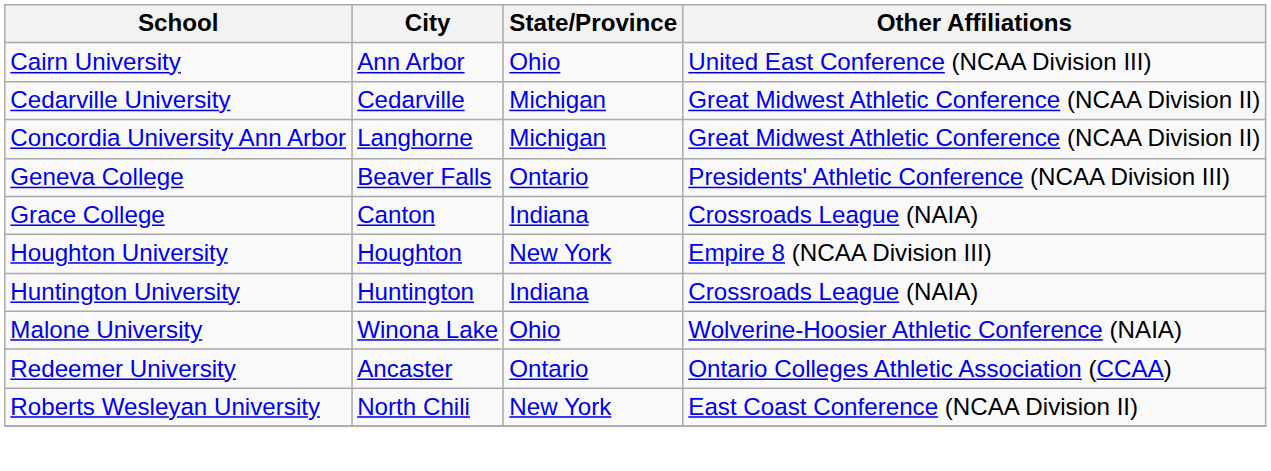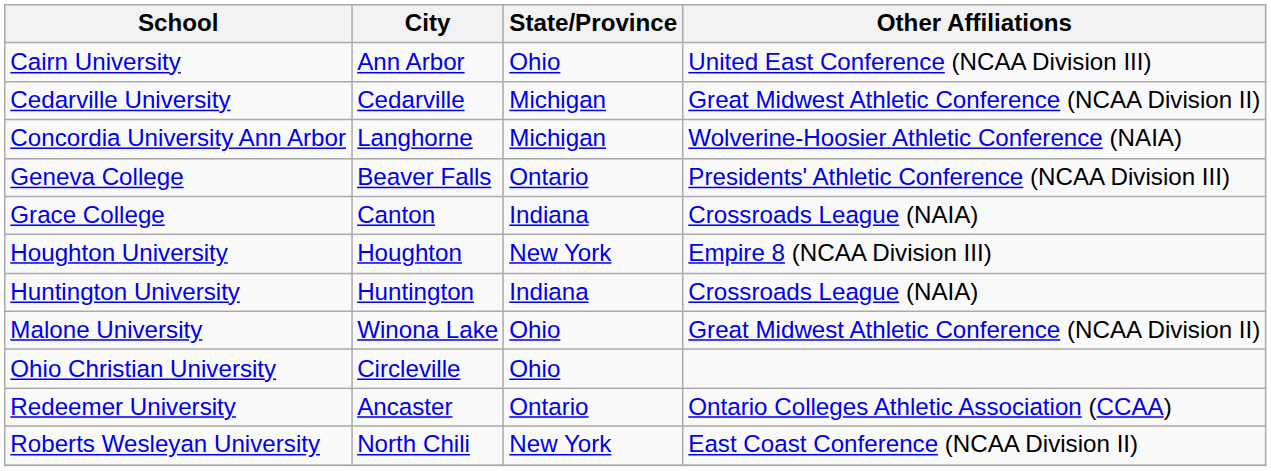(974, 138) Great Midwest Athletic Conference (NCAA Division II) -> (935, 138) Wolverine-Hoosier Athletic Conference (NAIA)
(935, 330) Wolverine-Hoosier Athletic Conference (NAIA) -> (974, 330) Great Midwest Athletic Conference (NCAA Division II)
+ row: (143, 368)
